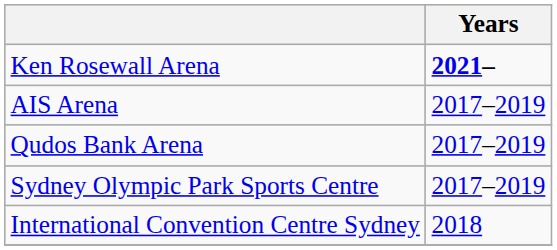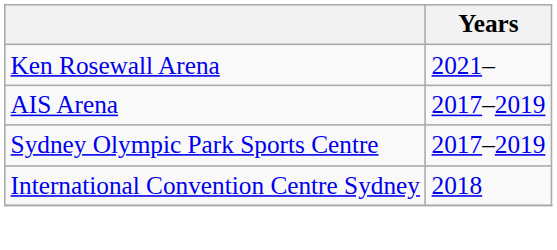(463, 64) bold -> (463, 64) normal
- row: (107, 144)
